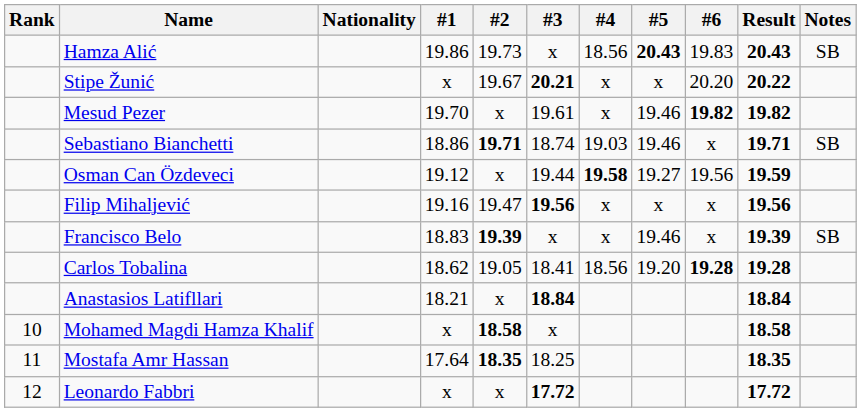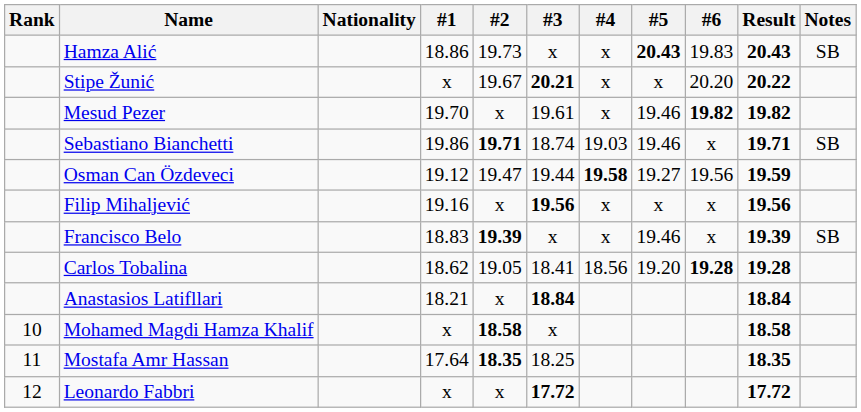(447, 50) 19.86 -> (447, 50) 18.86
(606, 50) 18.56 -> (606, 50) x
(447, 143) 18.86 -> (447, 143) 19.86
(500, 174) x -> (500, 174) 19.47
(500, 205) 19.47 -> (500, 205) x
